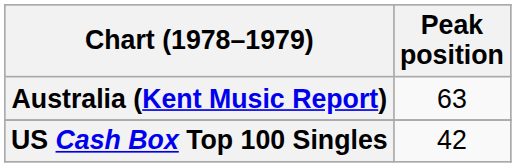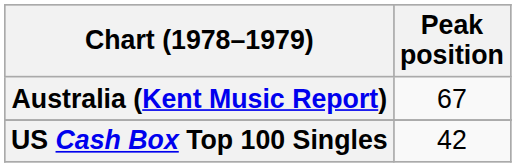(452, 98) 63 -> (452, 98) 67
